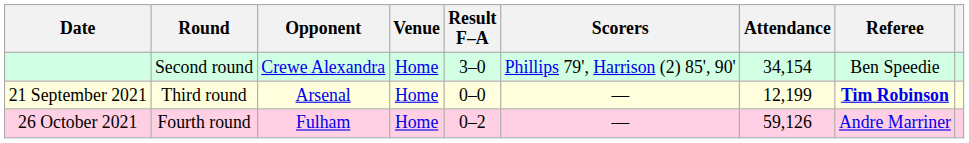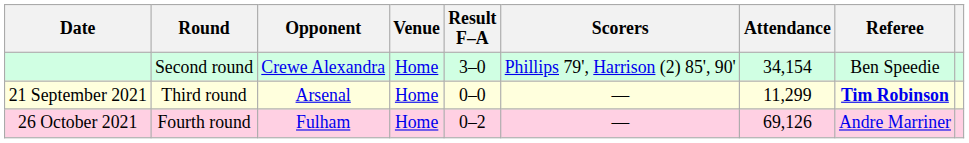(787, 94) 12,199 -> (787, 94) 11,299
(787, 123) 59,126 -> (787, 123) 69,126
